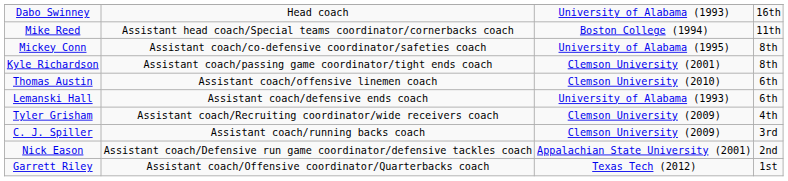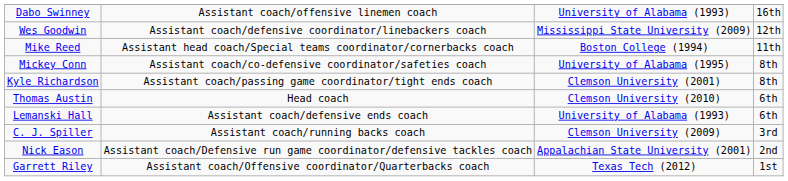(318, 13) Head coach -> (318, 13) Assistant coach/offensive linemen coach
+ row: (53, 30)
(318, 81) Assistant coach/offensive linemen coach -> (318, 98) Head coach
- row: (53, 115)
